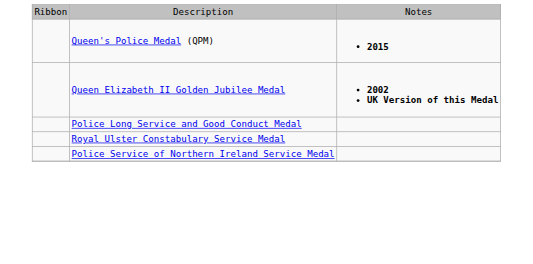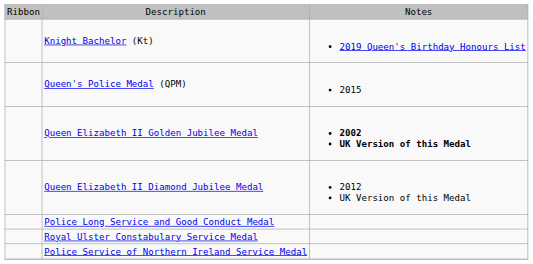+ row: (99, 41)
(419, 46) bold -> (419, 90) normal
+ row: (154, 187)
